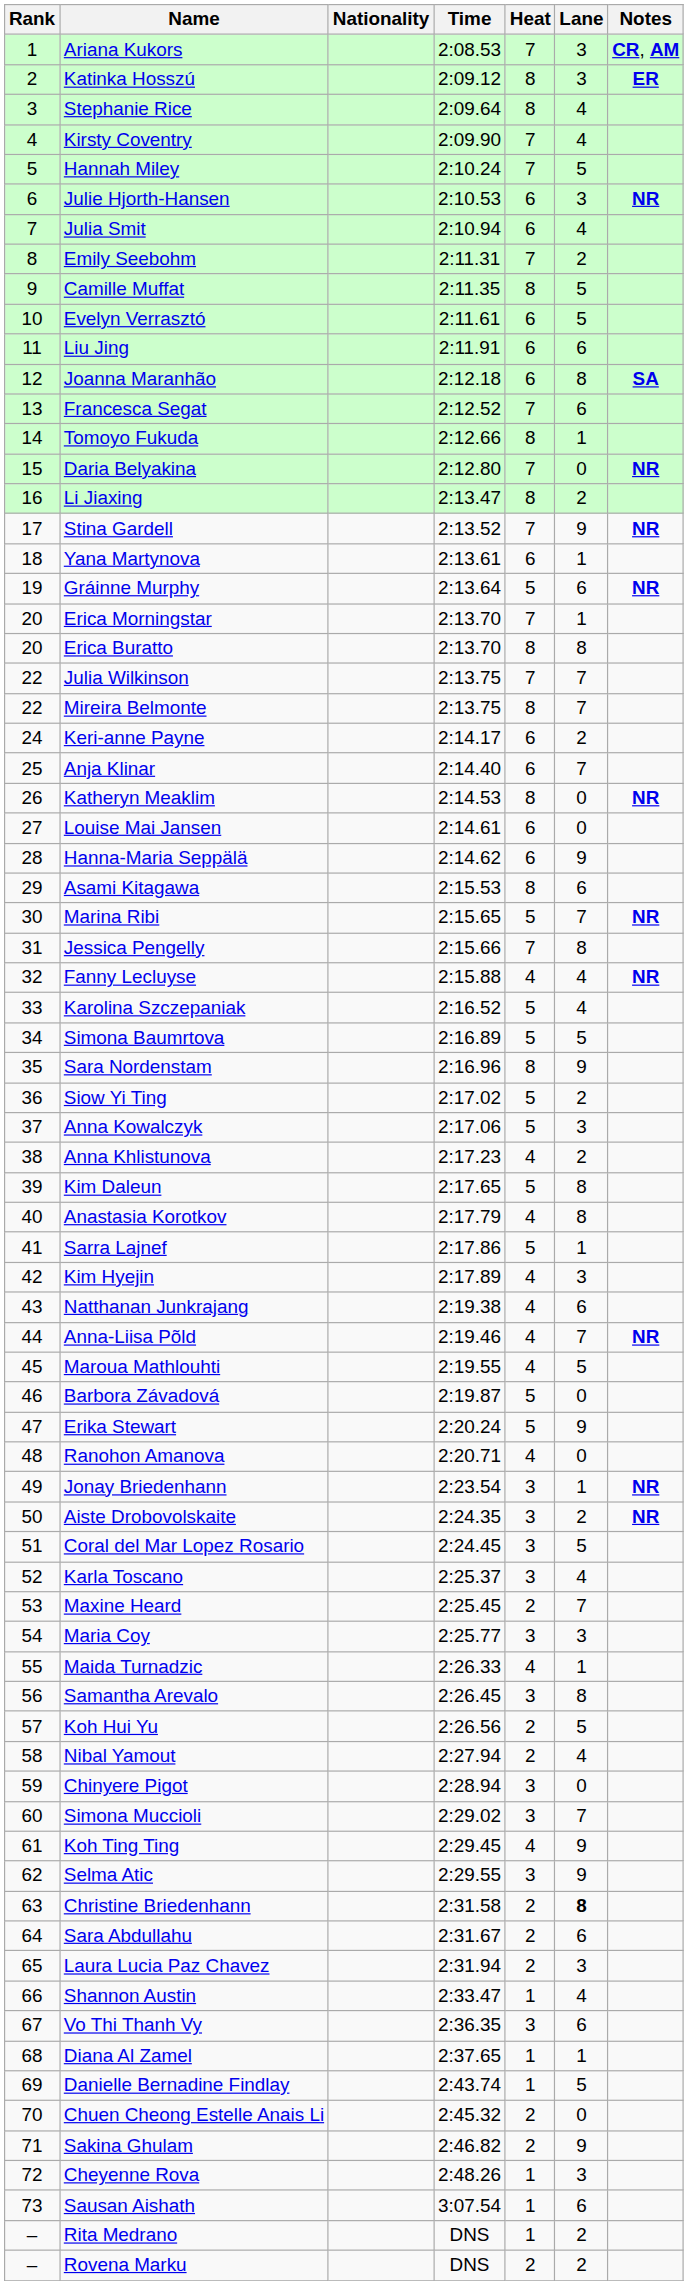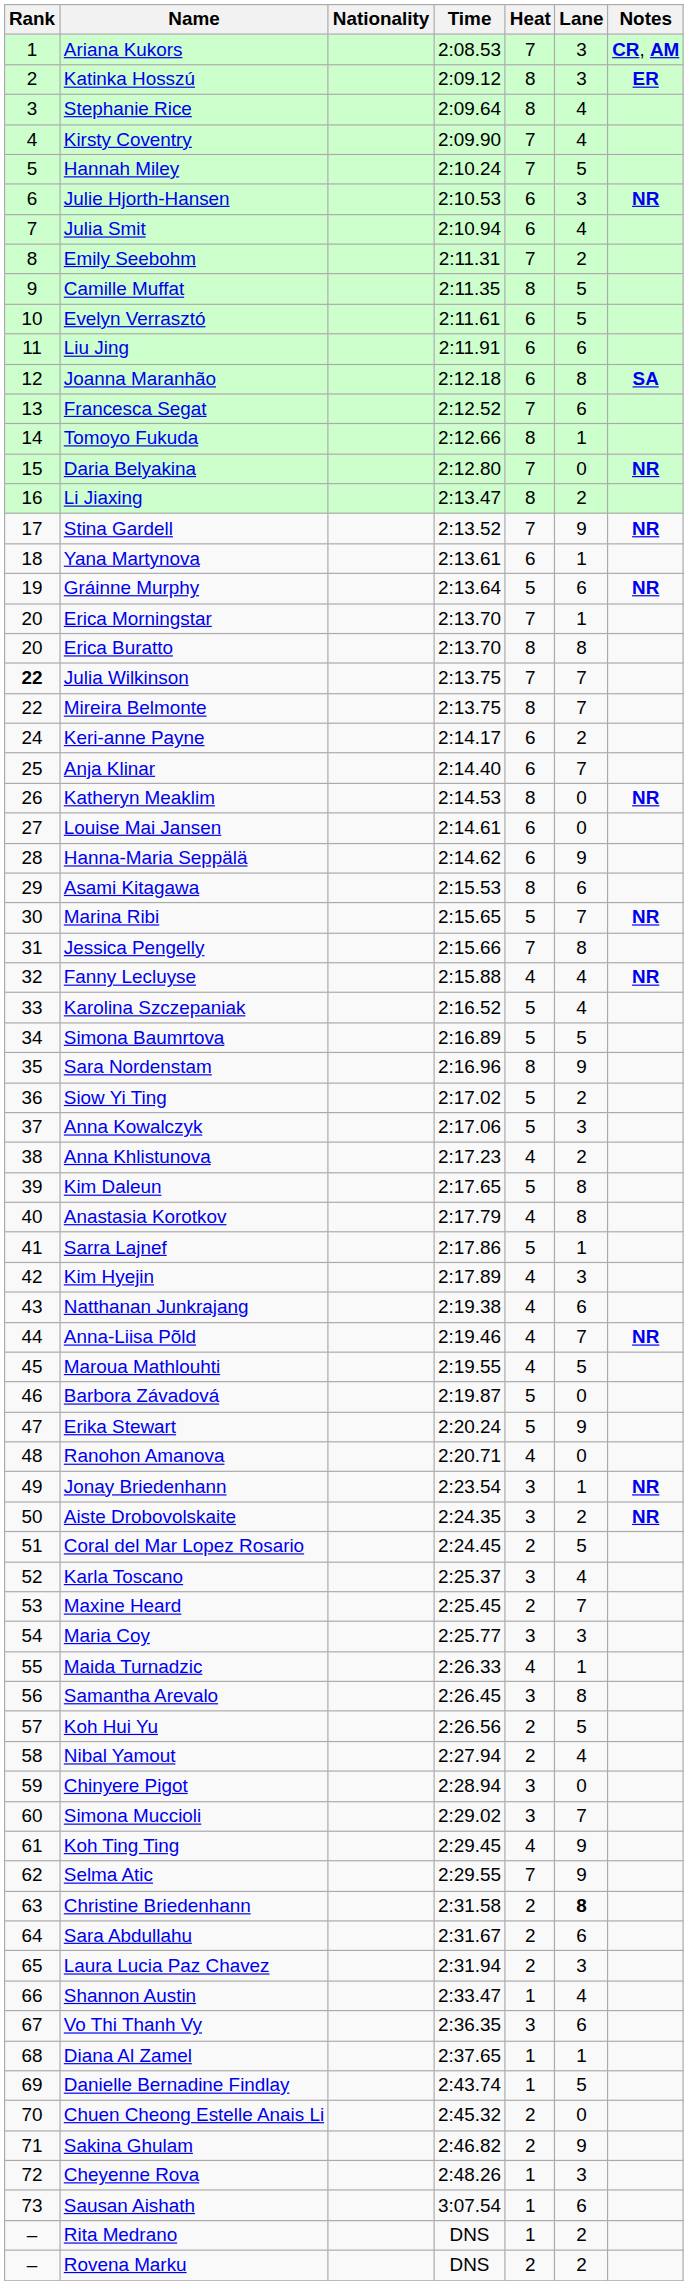(32, 678) normal -> (32, 678) bold
(530, 1546) 3 -> (530, 1546) 2
(530, 1875) 3 -> (530, 1875) 7
